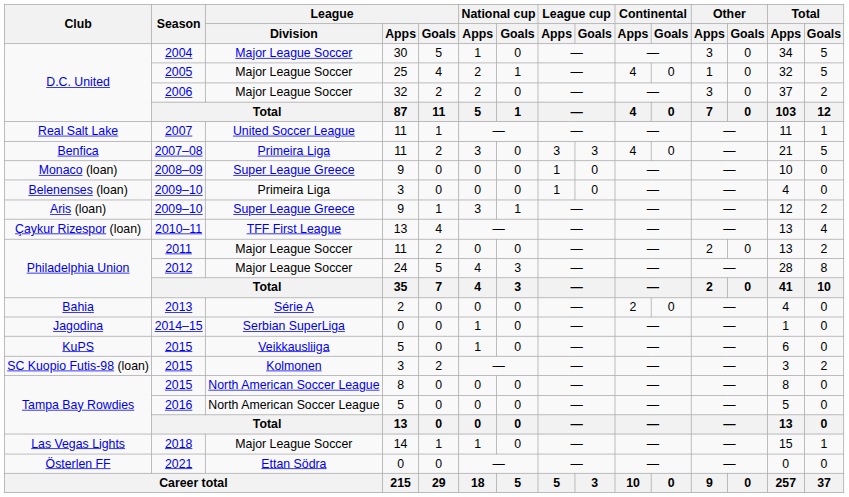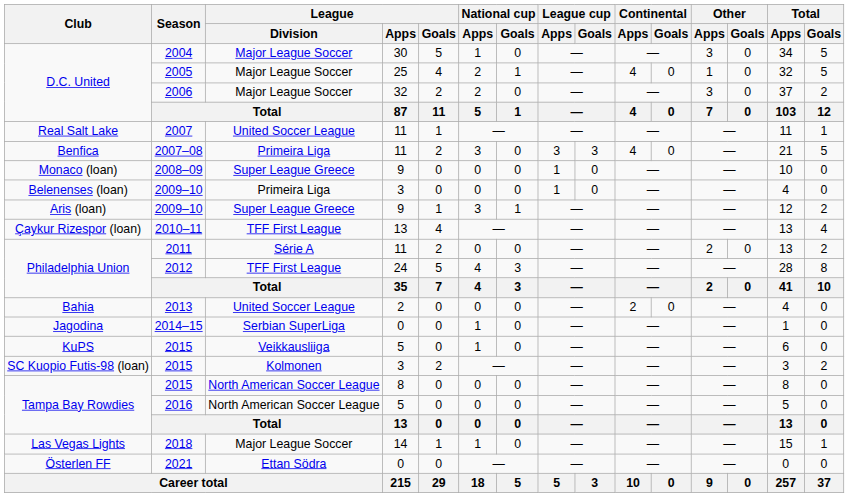(294, 248) Major League Soccer -> (294, 248) Série A
(294, 268) Major League Soccer -> (294, 268) TFF First League
(294, 307) Série A -> (294, 307) United Soccer League
